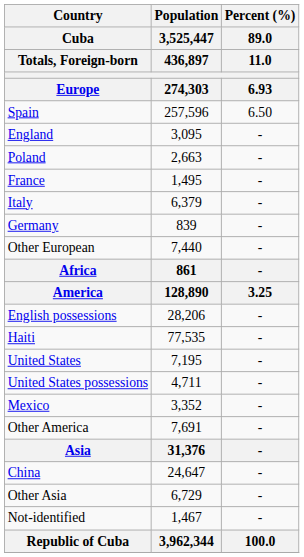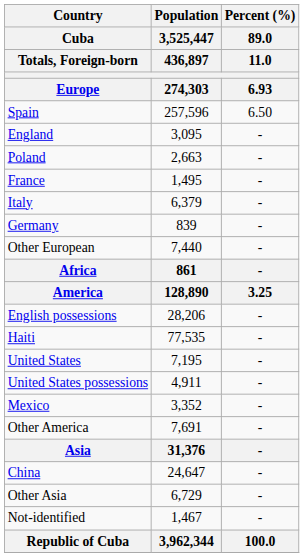(186, 383) 4,711 -> (186, 383) 4,911
